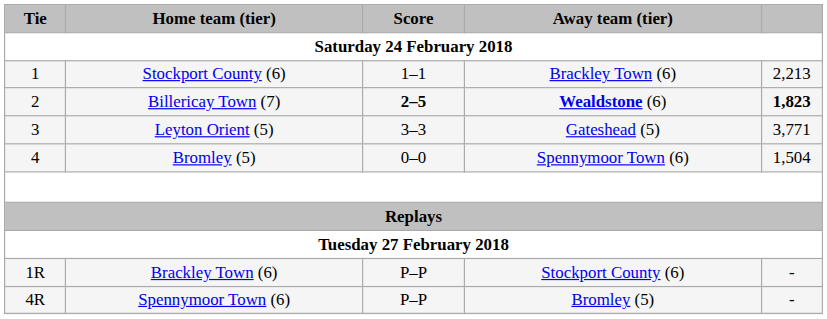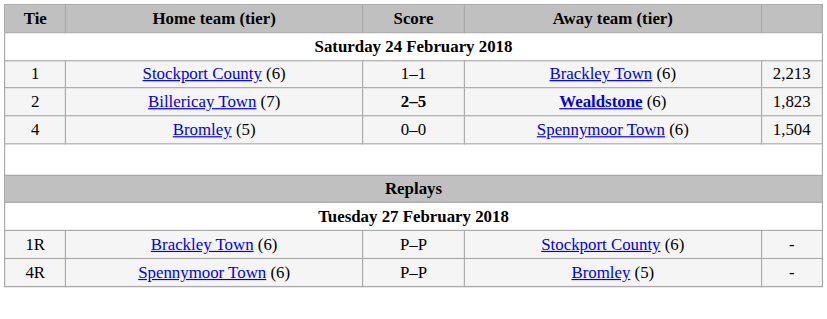(792, 102) bold -> (792, 102) normal
- row: (214, 129)
